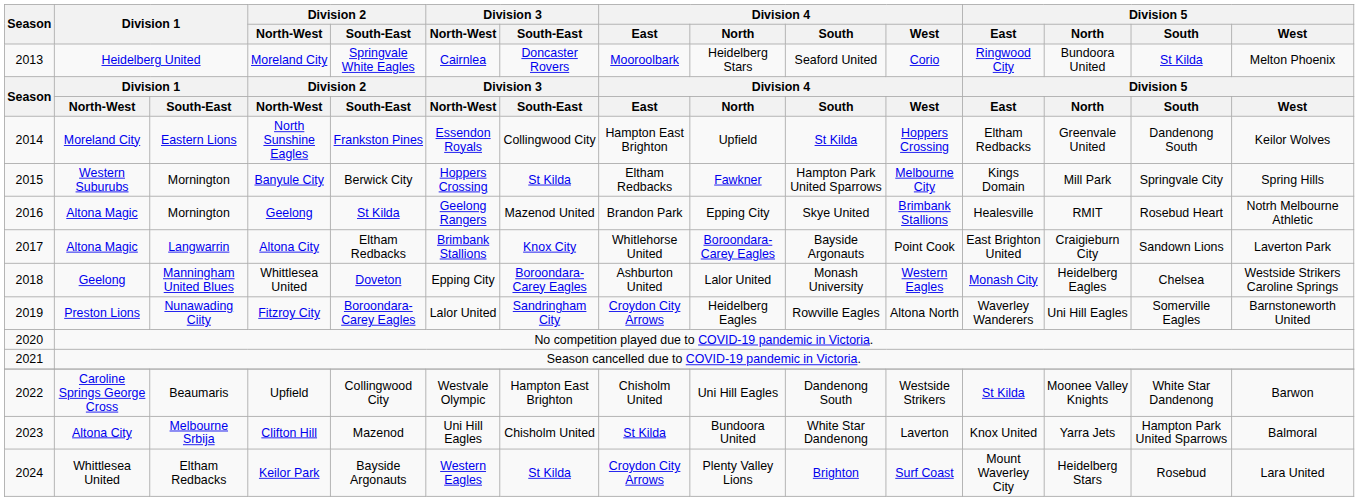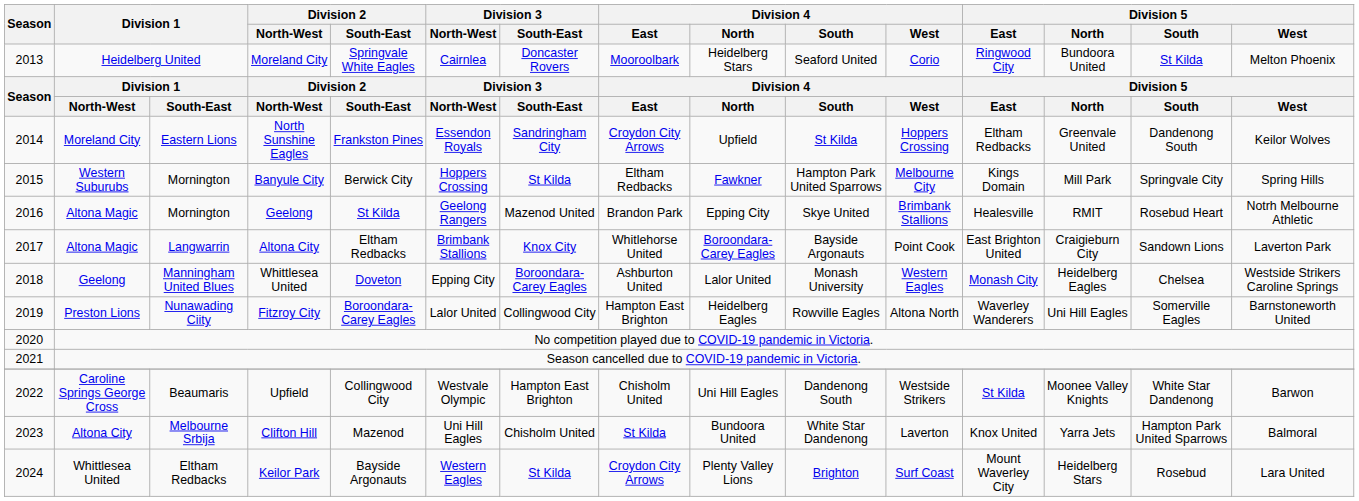(550, 140) Collingwood City -> (550, 140) Sandringham City
(645, 140) Hampton East Brighton -> (645, 140) Croydon City Arrows
(550, 313) Sandringham City -> (550, 313) Collingwood City
(645, 313) Croydon City Arrows -> (645, 313) Hampton East Brighton
